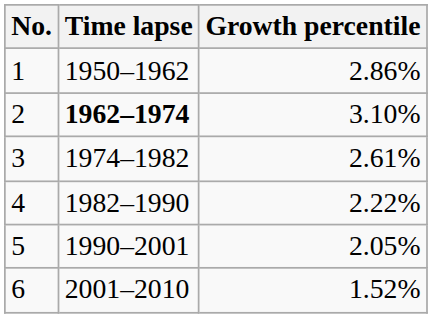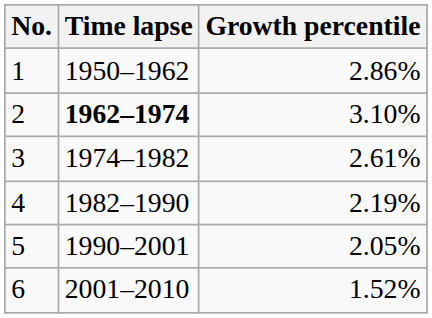(385, 202) 2.22% -> (385, 202) 2.19%
